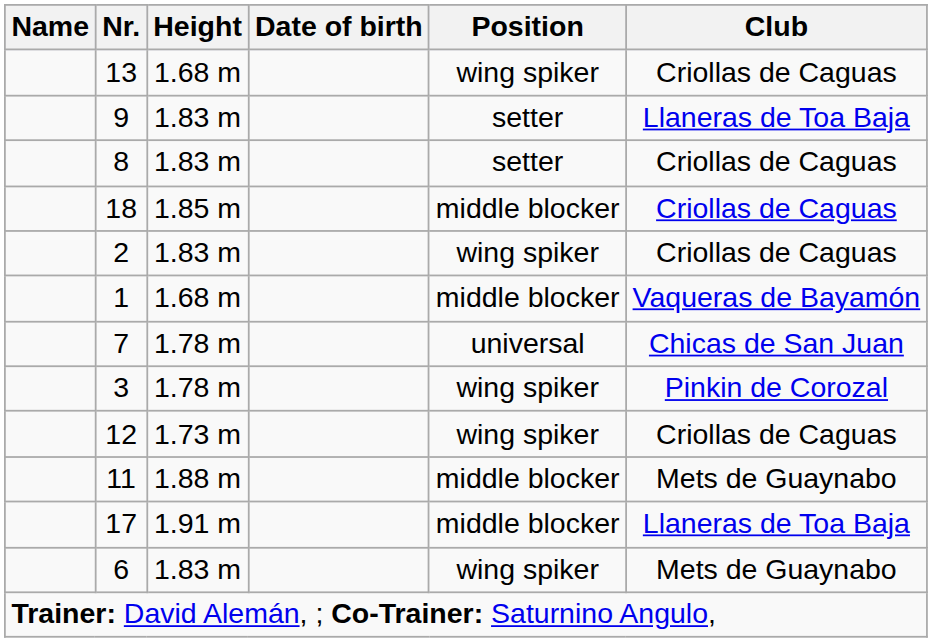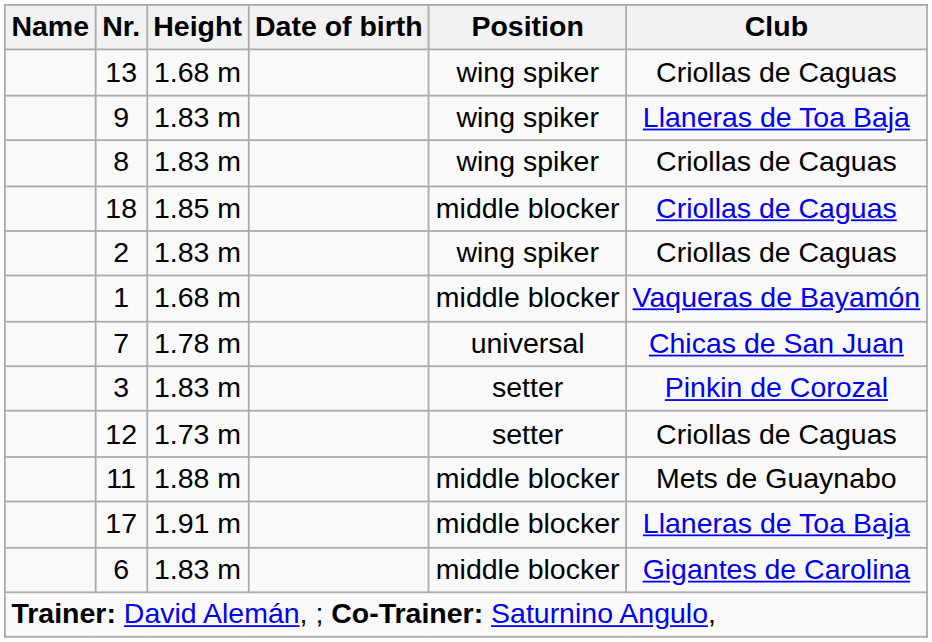(528, 117) setter -> (528, 117) wing spiker
(528, 162) setter -> (528, 162) wing spiker
(198, 388) 1.78 m -> (198, 388) 1.83 m
(528, 388) wing spiker -> (528, 388) setter
(528, 433) wing spiker -> (528, 433) setter
(528, 569) wing spiker -> (528, 569) middle blocker
(776, 569) Mets de Guaynabo -> (776, 569) Gigantes de Carolina
